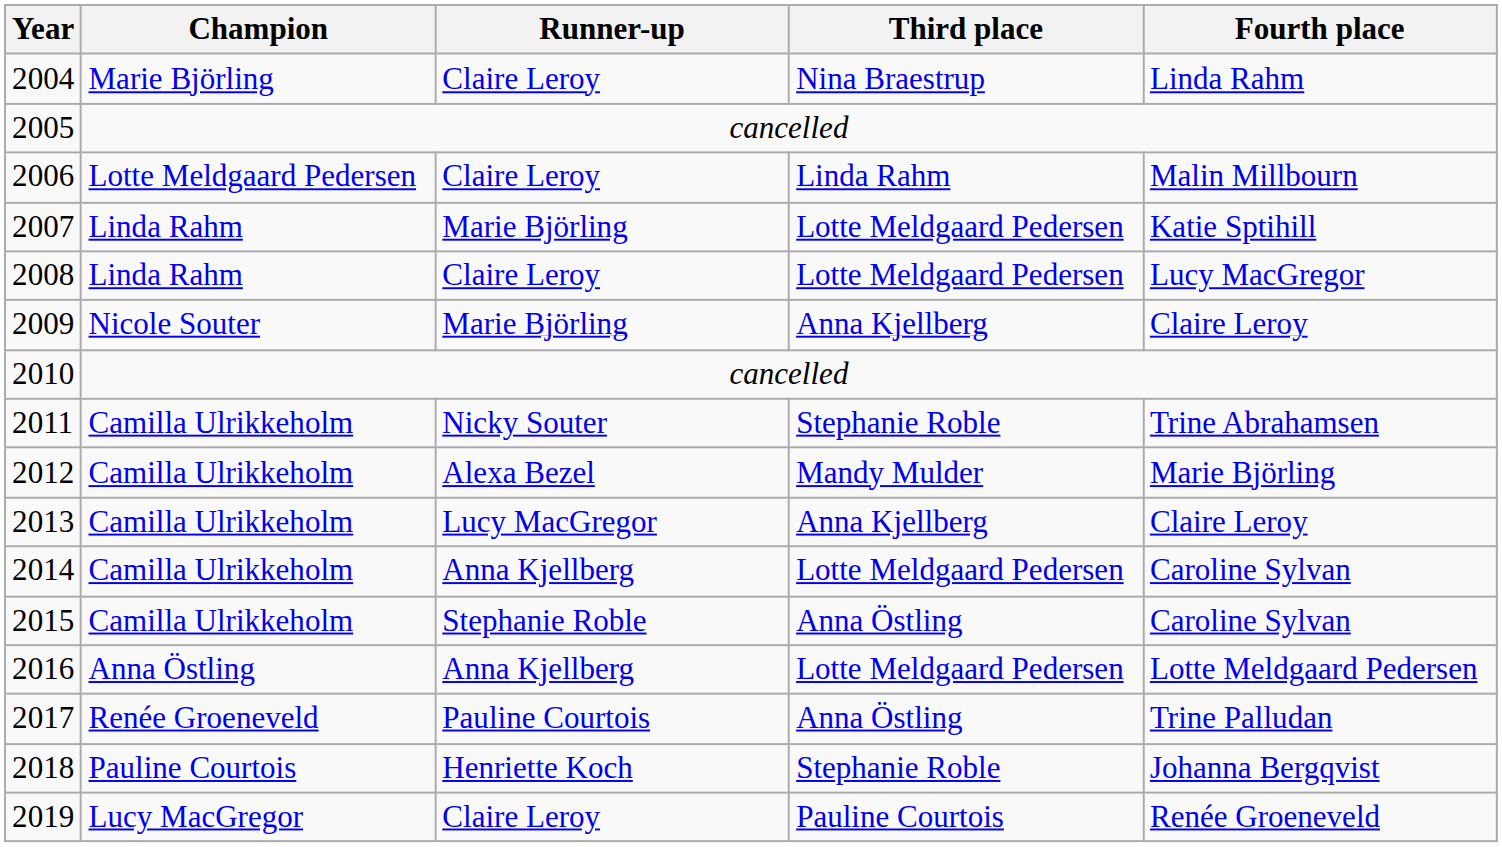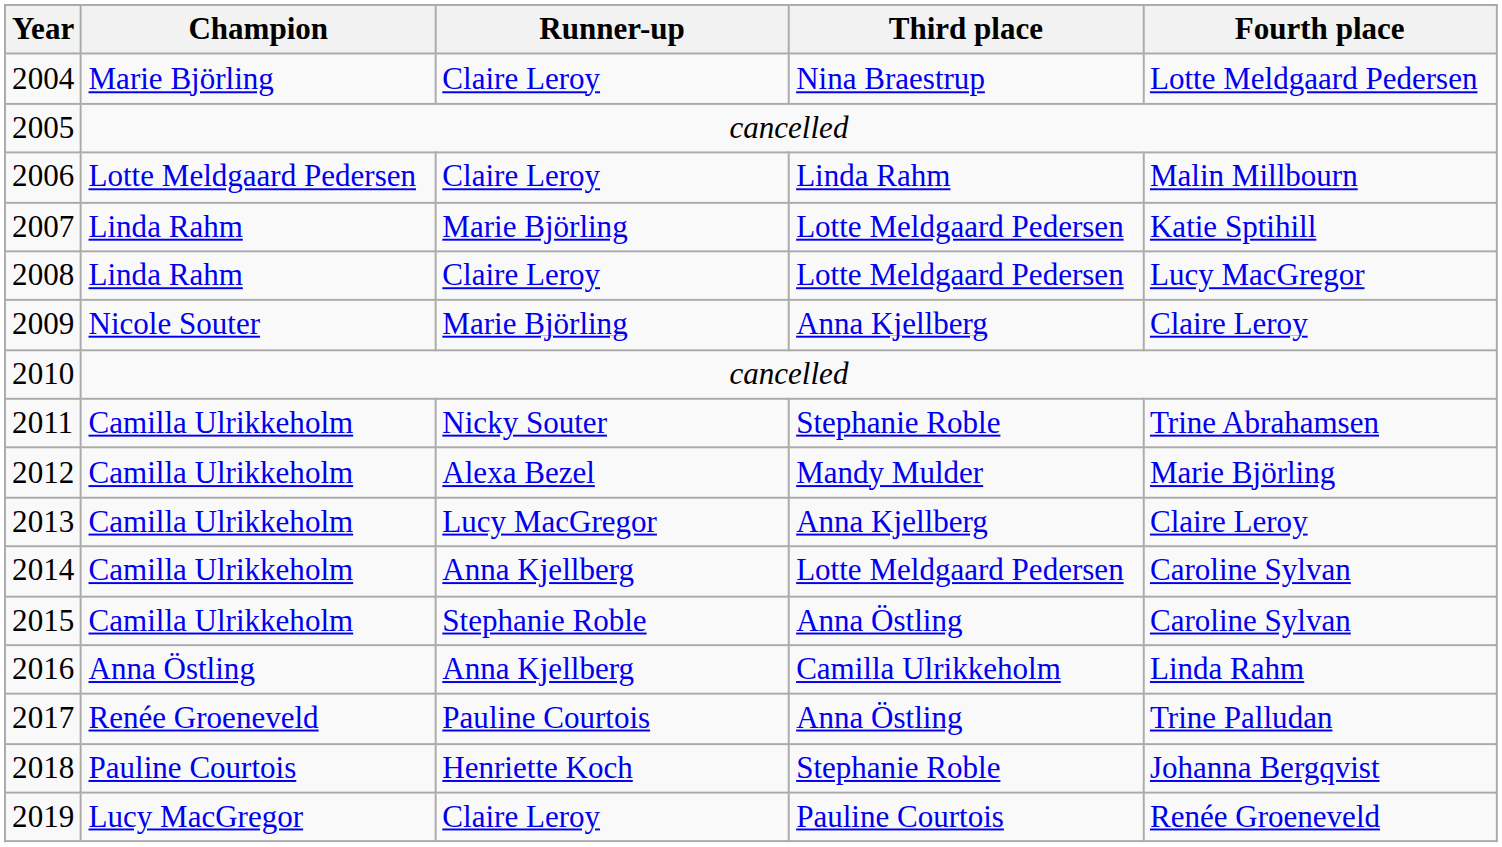(1227, 78) Linda Rahm -> (1314, 78) Lotte Meldgaard Pedersen
(960, 669) Lotte Meldgaard Pedersen -> (928, 669) Camilla Ulrikkeholm
(1314, 669) Lotte Meldgaard Pedersen -> (1227, 669) Linda Rahm
